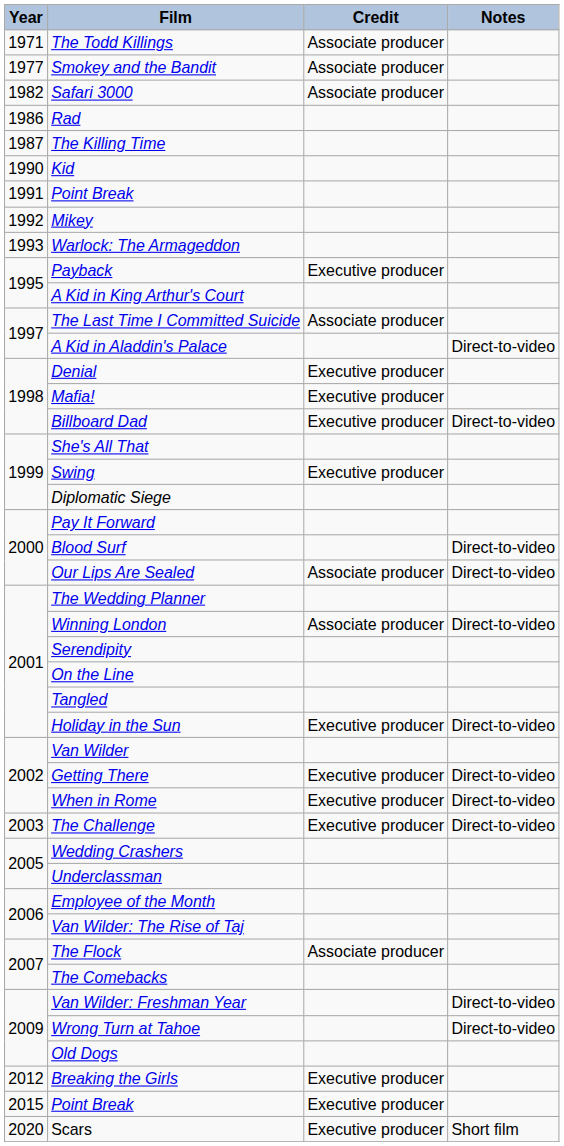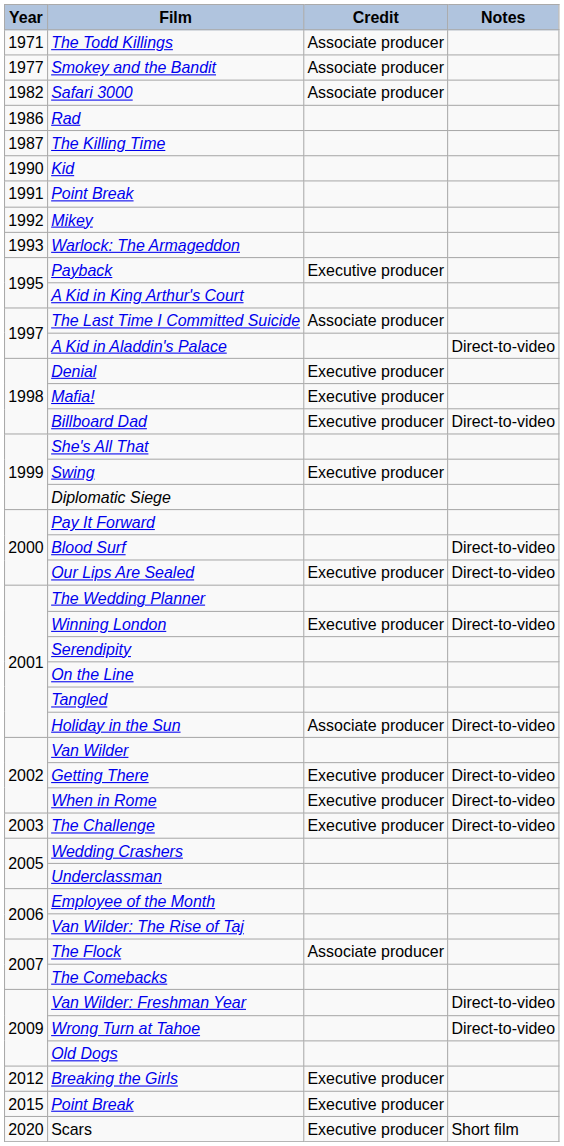(376, 573) Associate producer -> (376, 573) Executive producer
(376, 624) Associate producer -> (376, 624) Executive producer
(376, 725) Executive producer -> (376, 725) Associate producer
